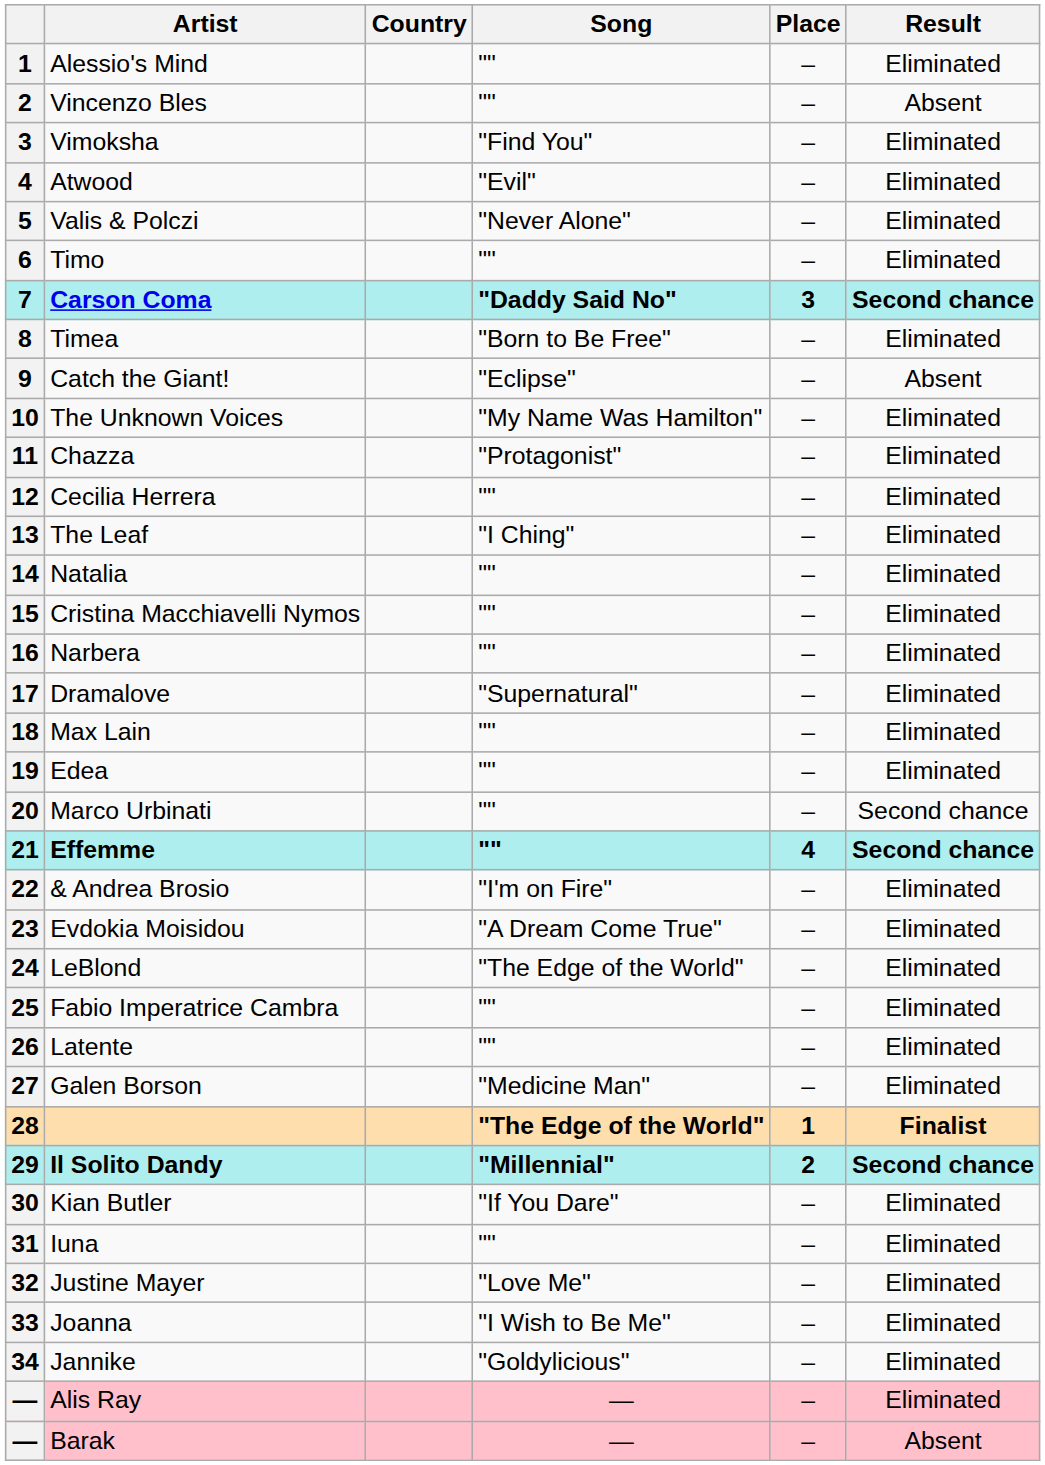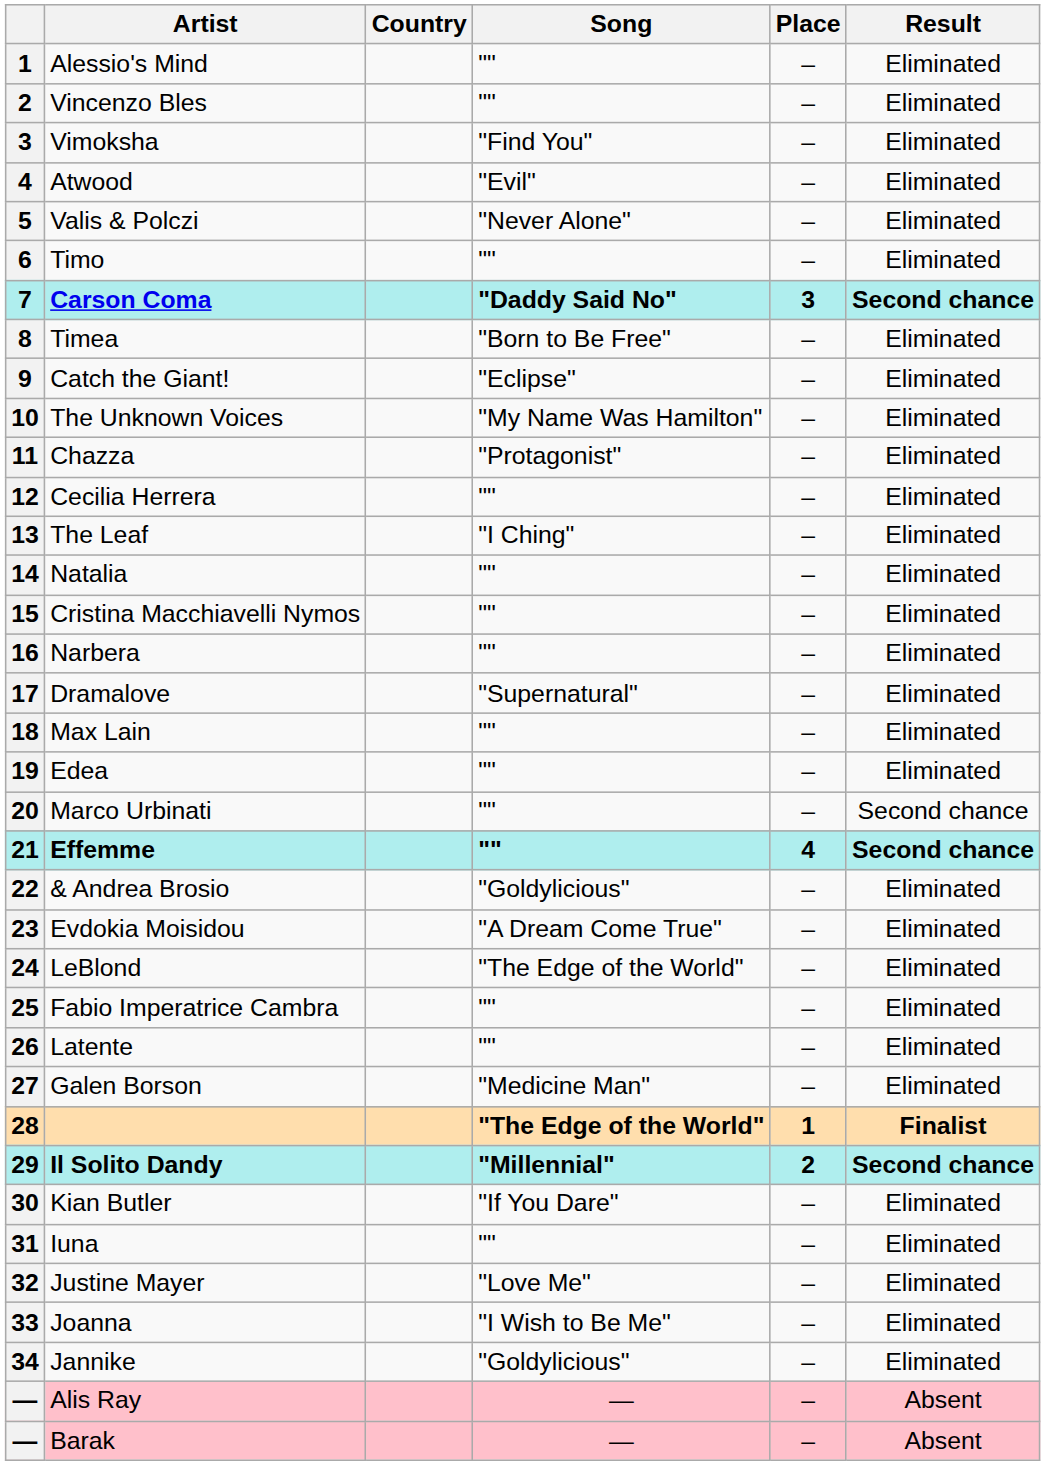(943, 102) Absent -> (943, 102) Eliminated
(943, 378) Absent -> (943, 378) Eliminated
(545, 889) "I'm on Fire" -> (554, 889) "Goldylicious"
(943, 1400) Eliminated -> (943, 1400) Absent
